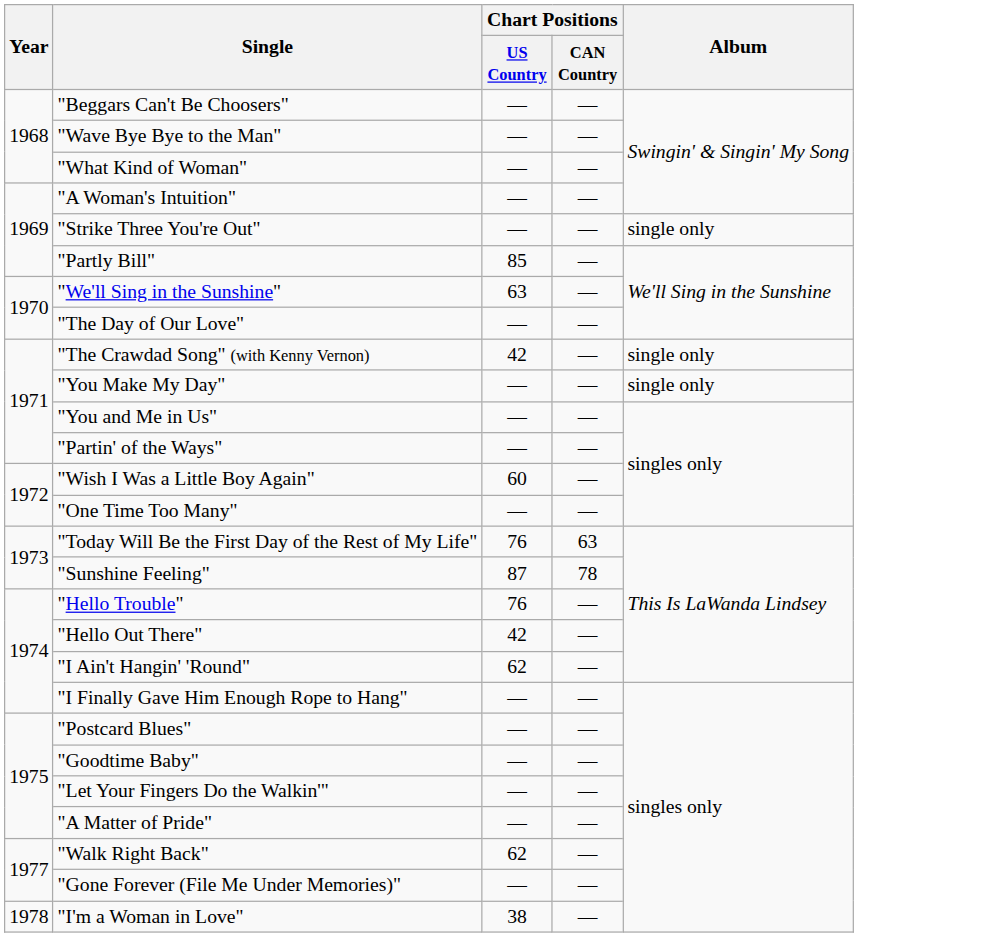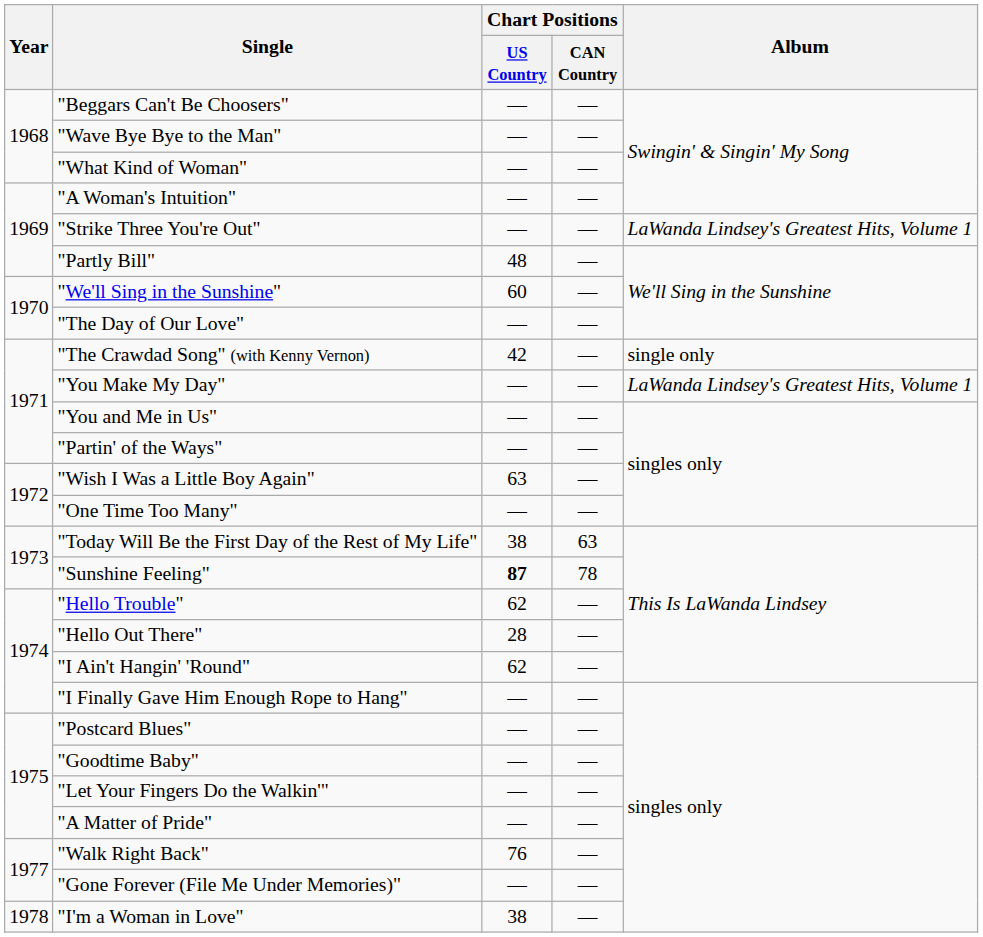(671, 229) single only -> (800, 229) LaWanda Lindsey's Greatest Hits, Volume 1
(517, 260) 85 -> (517, 260) 48
(517, 291) 63 -> (517, 291) 60
(671, 385) single only -> (800, 385) LaWanda Lindsey's Greatest Hits, Volume 1
(517, 479) 60 -> (517, 479) 63
(517, 541) 76 -> (517, 541) 38
(517, 572) normal -> (517, 572) bold
(517, 604) 76 -> (517, 604) 62
(517, 635) 42 -> (517, 635) 28
(517, 853) 62 -> (517, 853) 76
